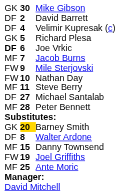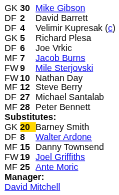(11, 48) bold -> (11, 48) normal
(25, 87) 11 -> (25, 87) 12
